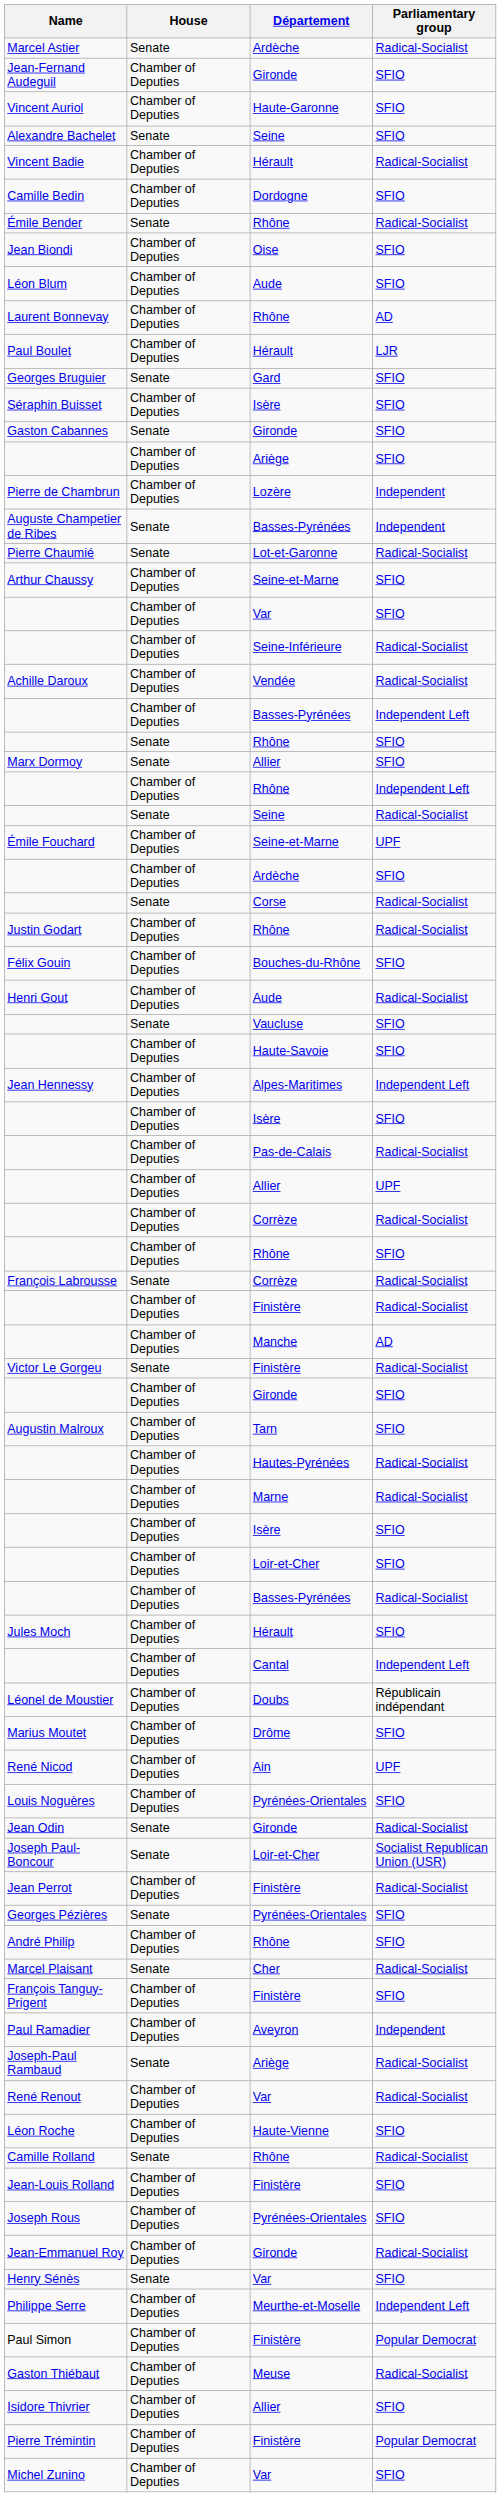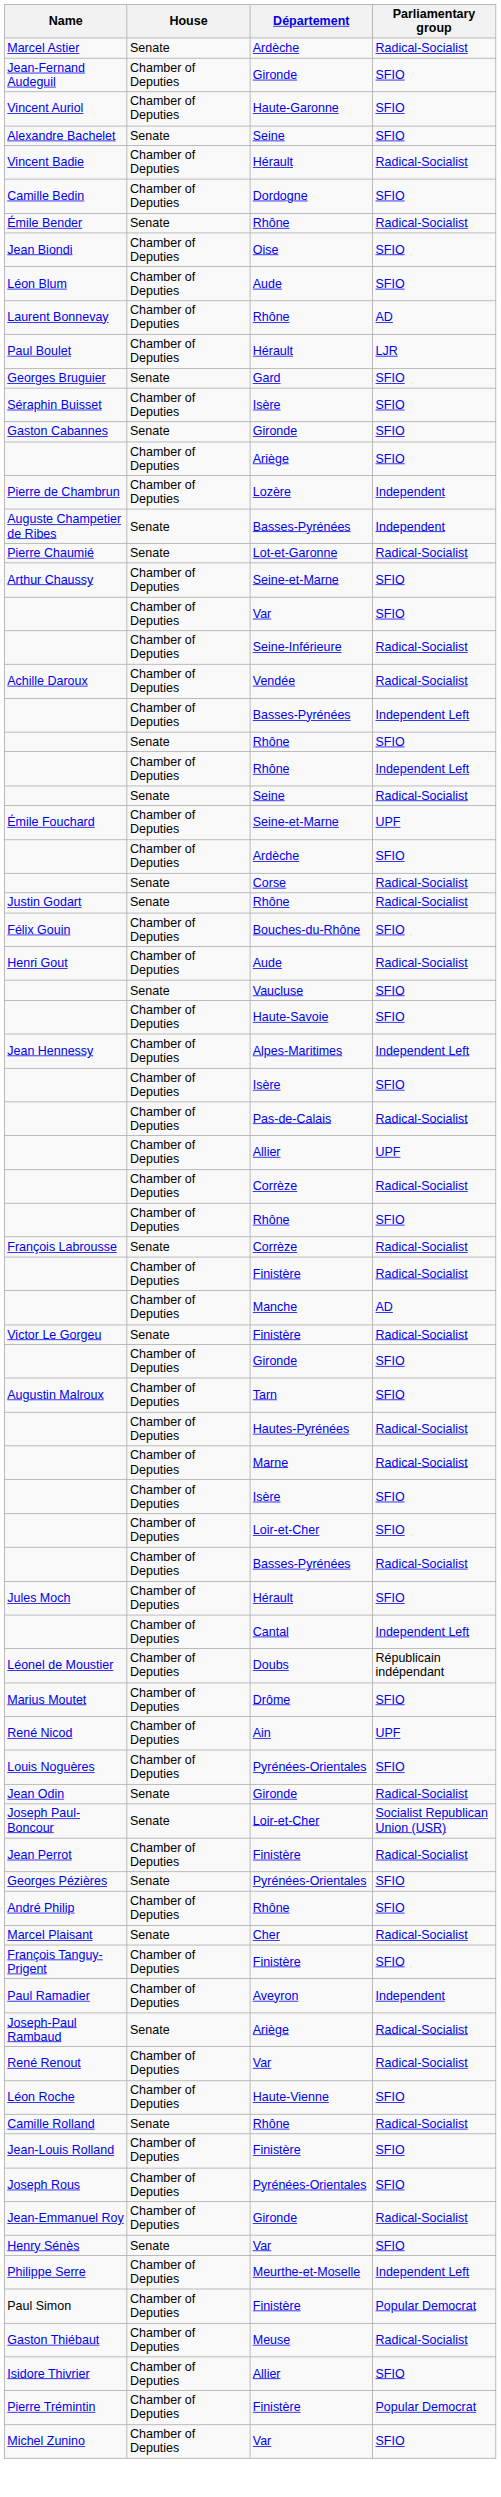- row: (45, 761)
(163, 929) Chamber of Deputies -> (150, 903) Senate
